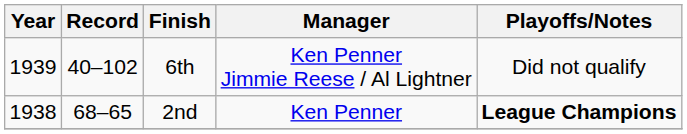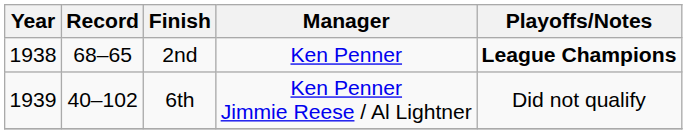rows swapped: (180, 111) <-> (180, 66)
